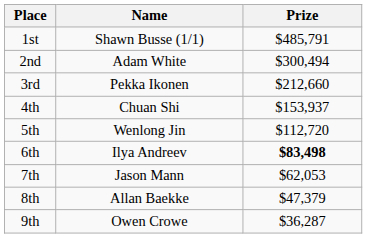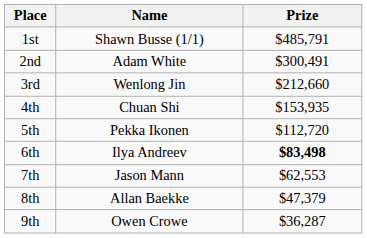(302, 61) $300,494 -> (302, 61) $300,491
(149, 84) Pekka Ikonen -> (149, 84) Wenlong Jin
(302, 107) $153,937 -> (302, 107) $153,935
(149, 130) Wenlong Jin -> (149, 130) Pekka Ikonen
(302, 175) $62,053 -> (302, 175) $62,553
